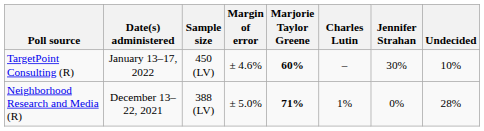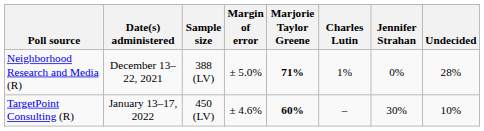rows swapped: (41, 65) <-> (53, 104)
